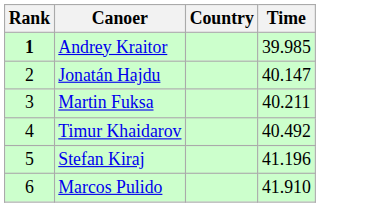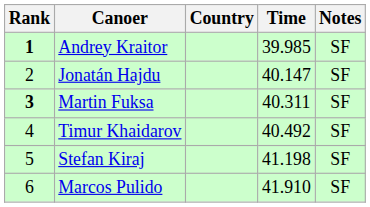+ column: (340, 18)
(29, 103) normal -> (29, 103) bold
(286, 103) 40.211 -> (286, 103) 40.311
(286, 159) 41.196 -> (286, 159) 41.198
